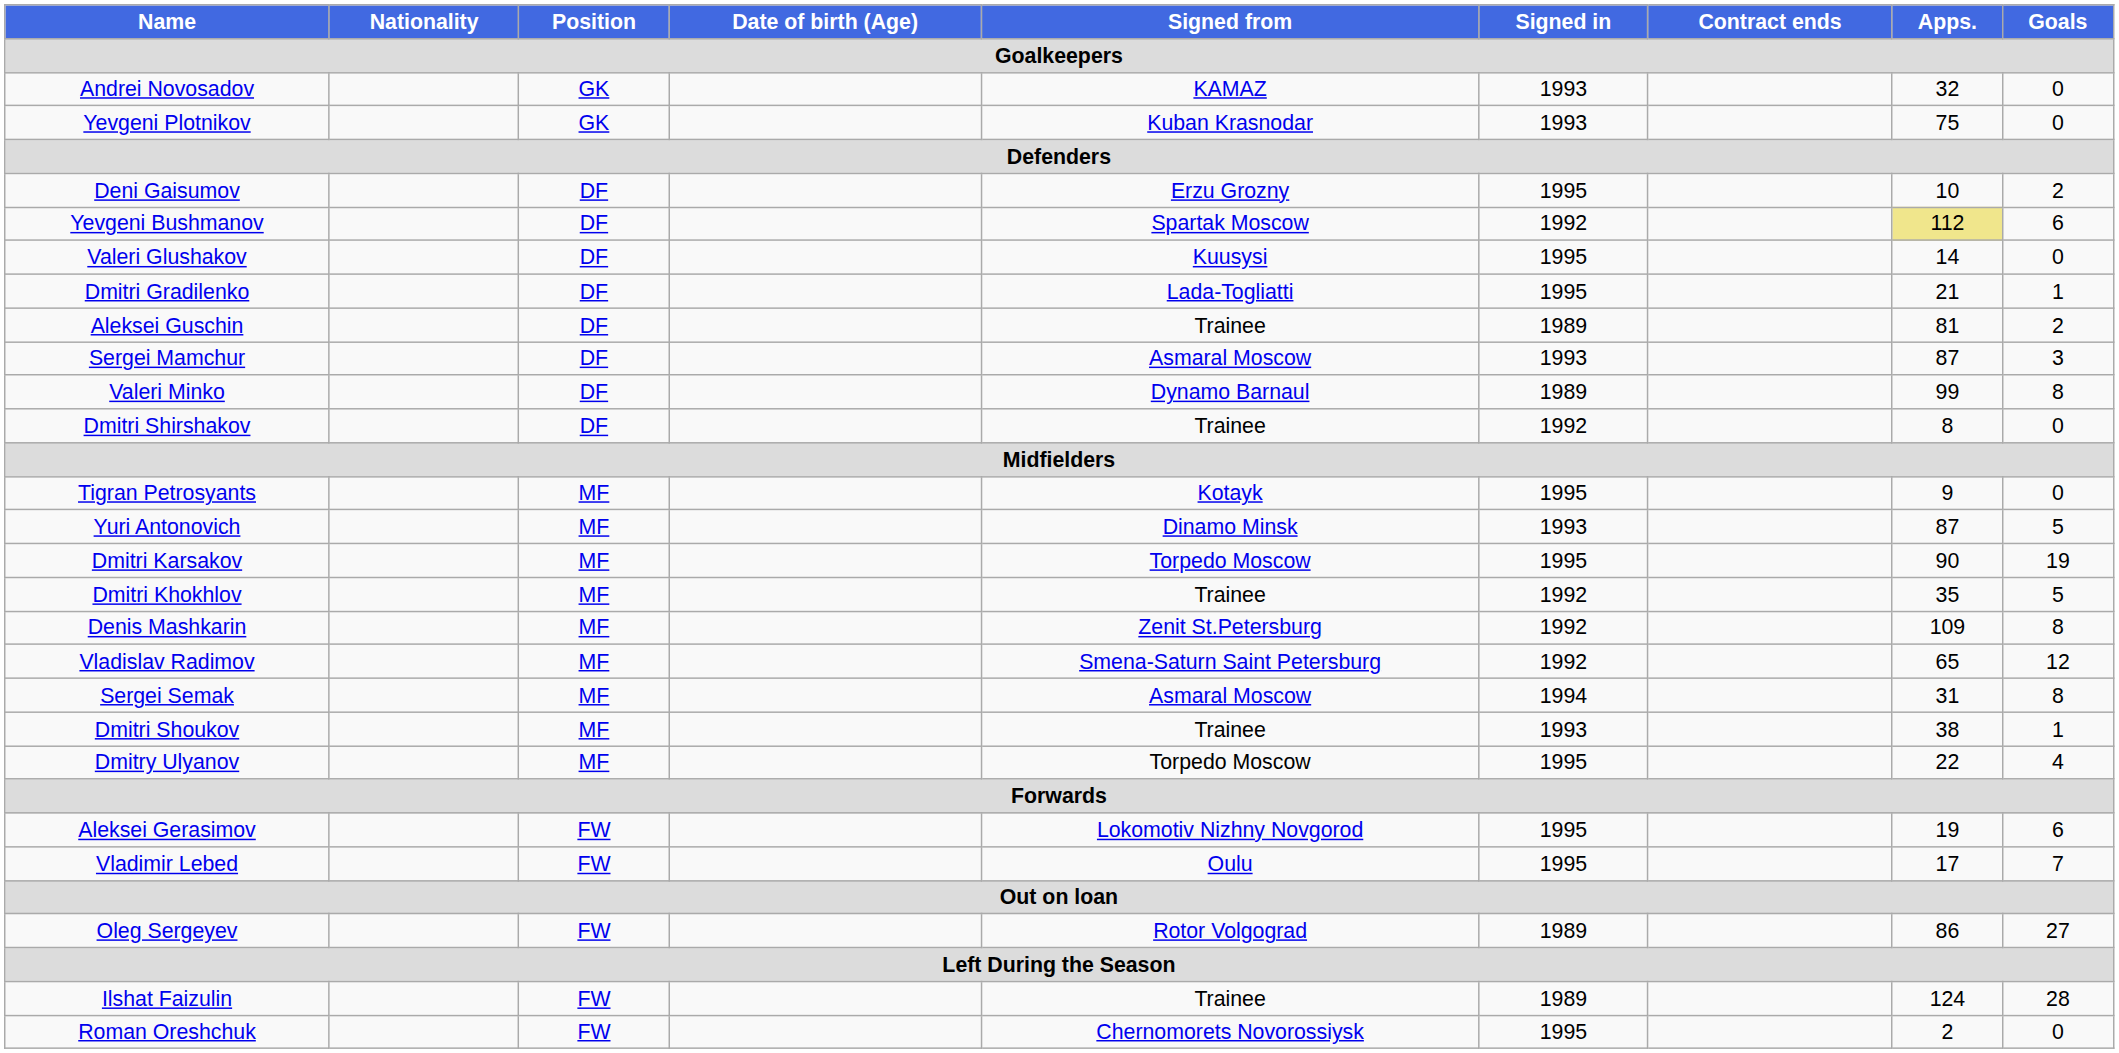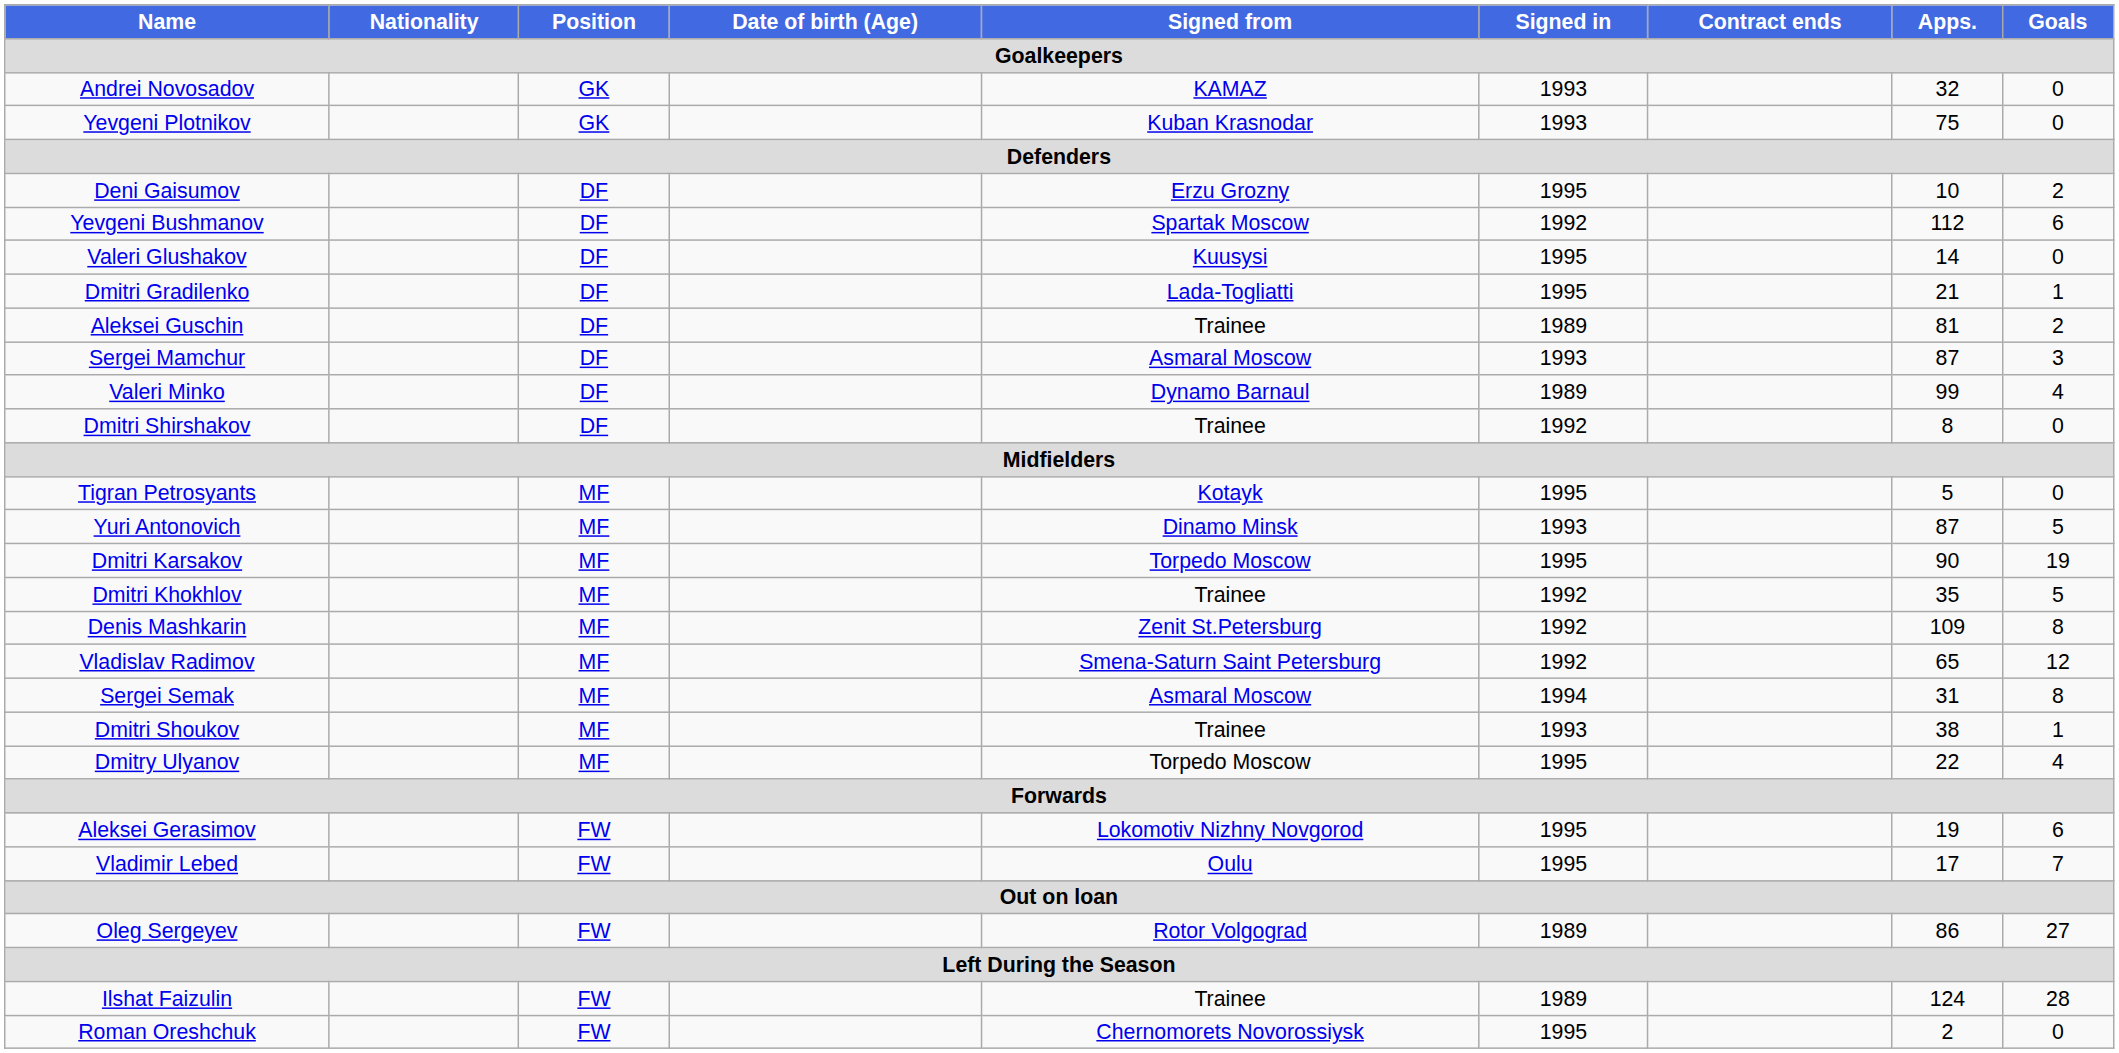(1947, 224) khaki background -> (1947, 224) no background
(2058, 392) 8 -> (2058, 392) 4
(1947, 493) 9 -> (1947, 493) 5
